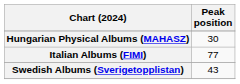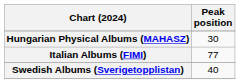(213, 70) 43 -> (213, 70) 40
